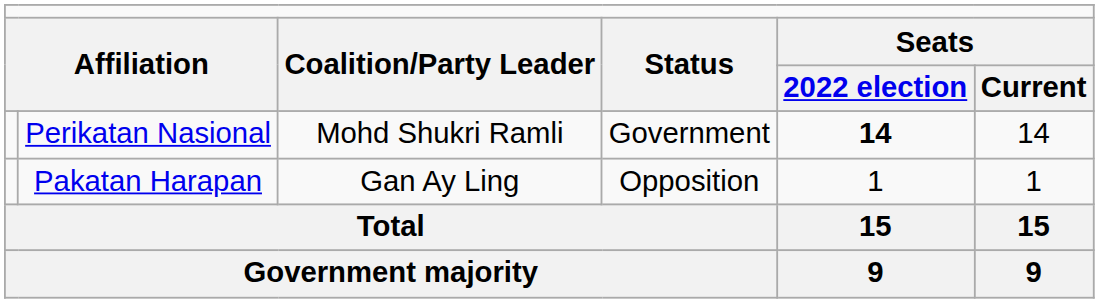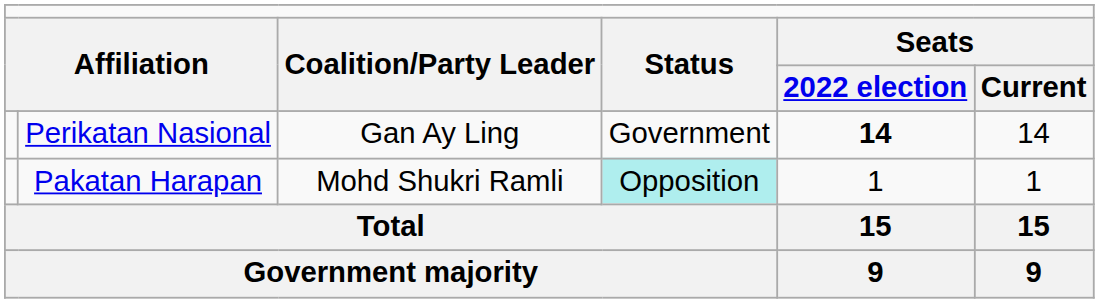(440, 134) Mohd Shukri Ramli -> (440, 134) Gan Ay Ling
(440, 180) Gan Ay Ling -> (440, 180) Mohd Shukri Ramli
(689, 180) no background -> (689, 180) paleturquoise background
